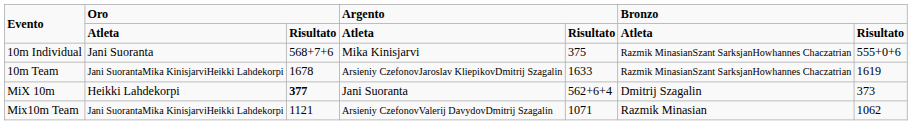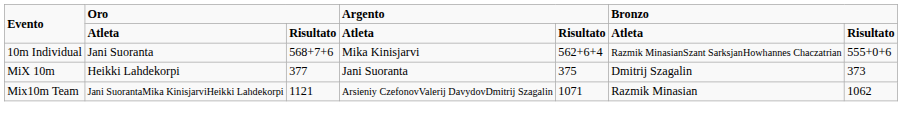(577, 52) 375 -> (580, 52) 562+6+4
- row: (33, 71)
(298, 91) bold -> (298, 71) normal
(590, 91) 562+6+4 -> (567, 71) 375
